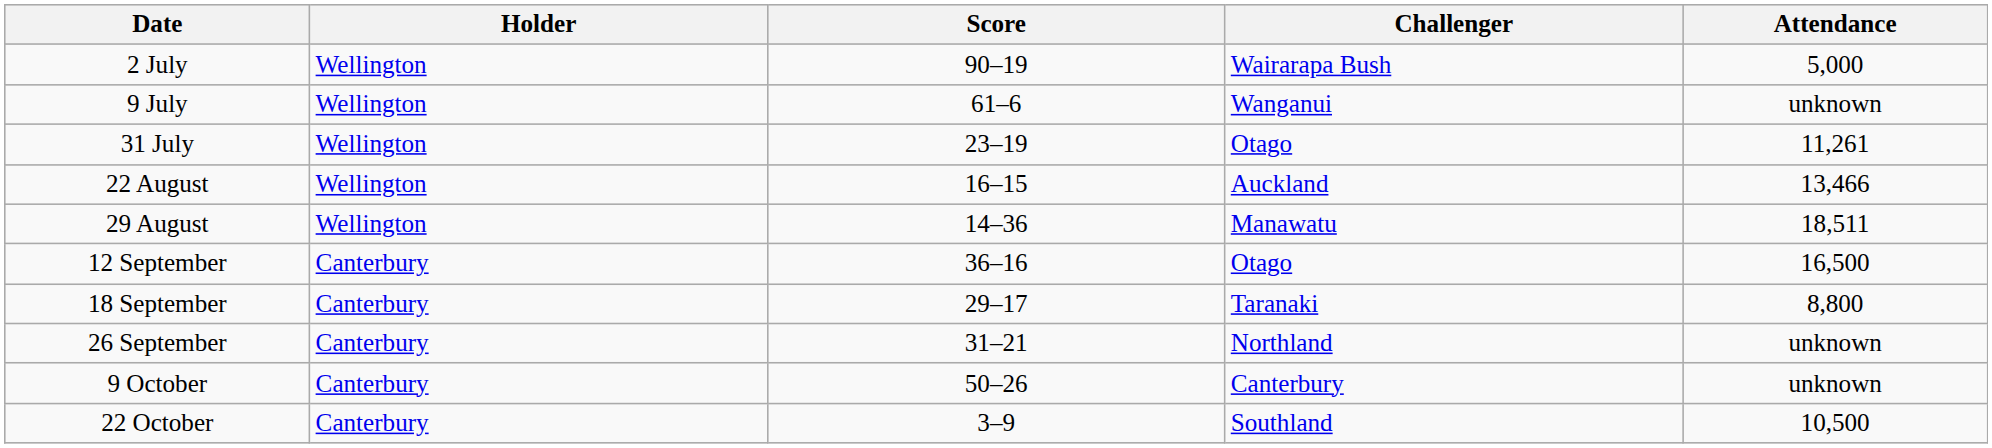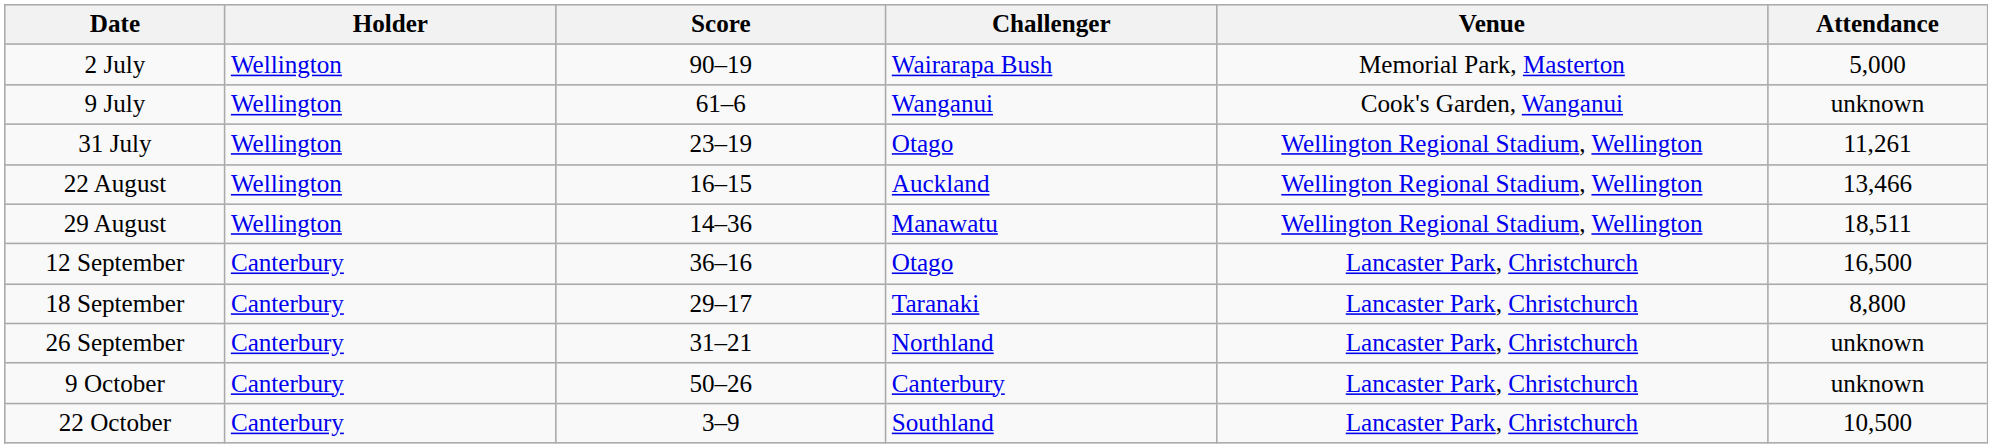+ column: (1492, 24)
